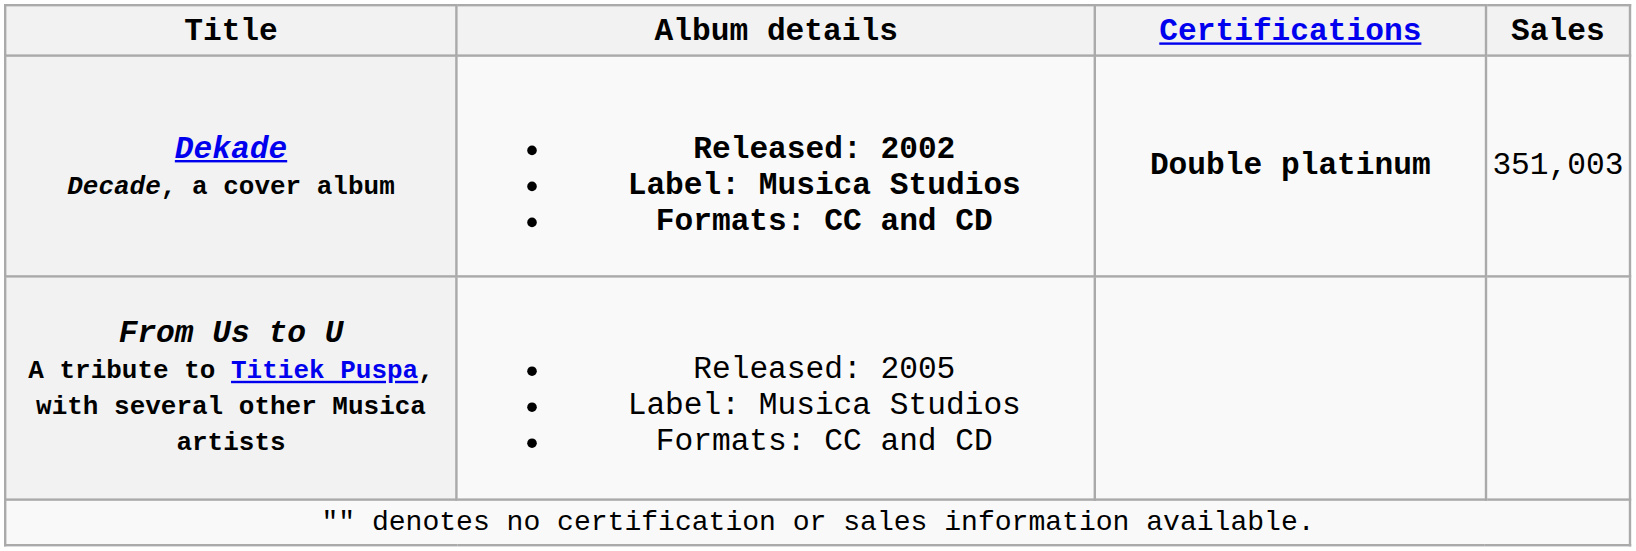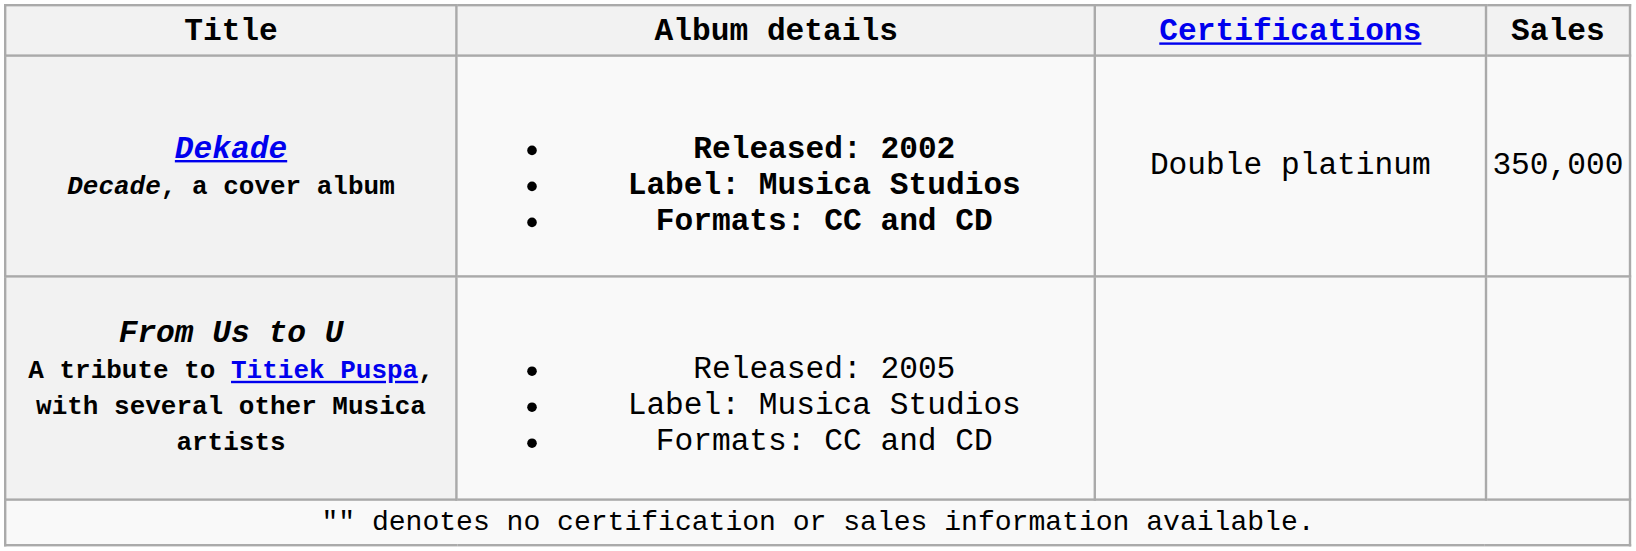(1290, 167) bold -> (1290, 167) normal
(1558, 167) 351,003 -> (1558, 167) 350,000
